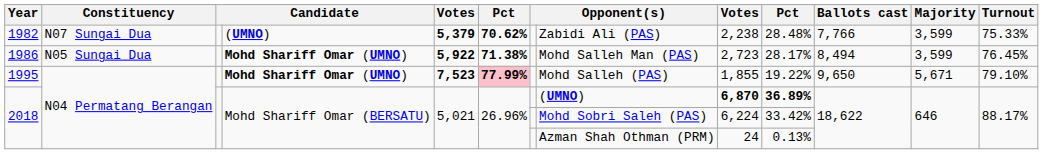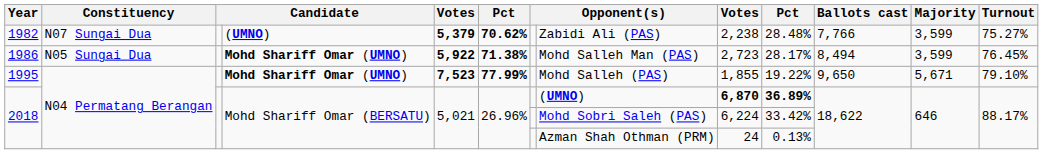(1005, 35) 75.33% -> (1005, 35) 75.27%
(504, 76) pink background -> (504, 76) no background
